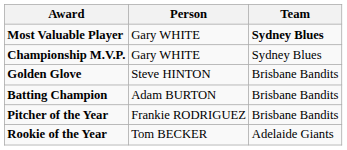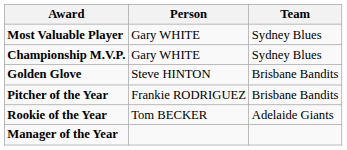(288, 34) bold -> (287, 34) normal
- row: (57, 94)
+ row: (63, 134)
